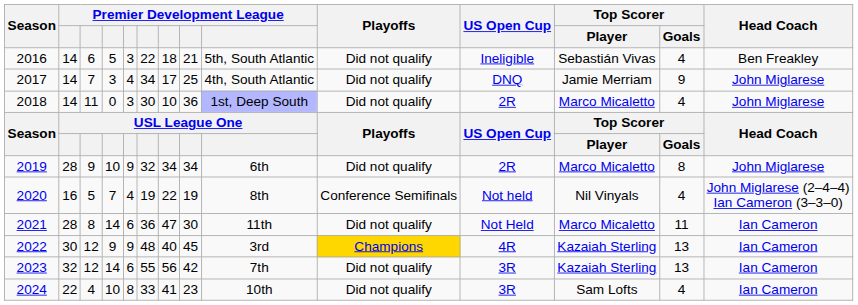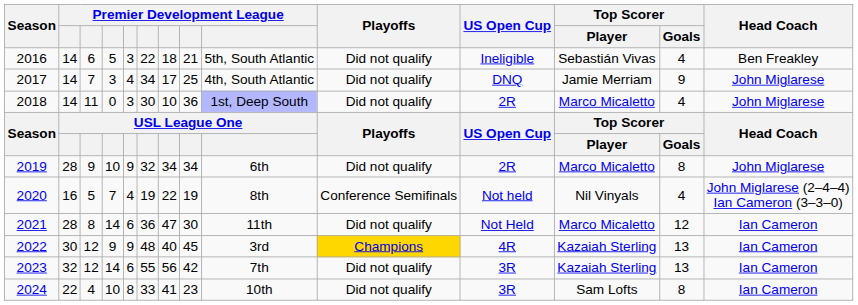(682, 224) 11 -> (682, 224) 12
(682, 289) 4 -> (682, 289) 8
